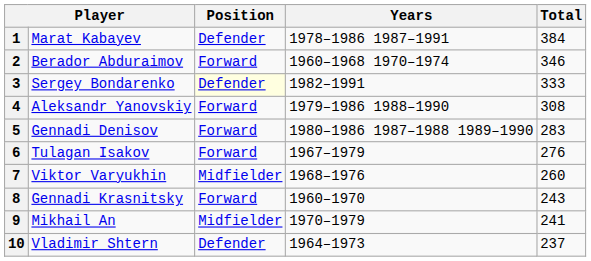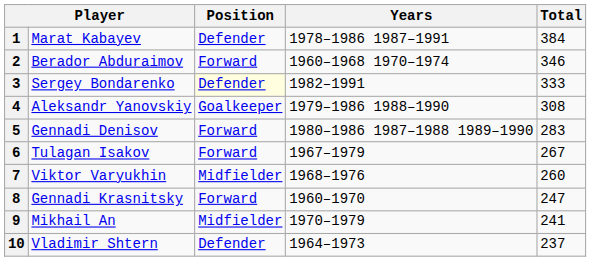(228, 108) Forward -> (240, 108) Goalkeeper
(553, 153) 276 -> (553, 153) 267
(553, 199) 243 -> (553, 199) 247
